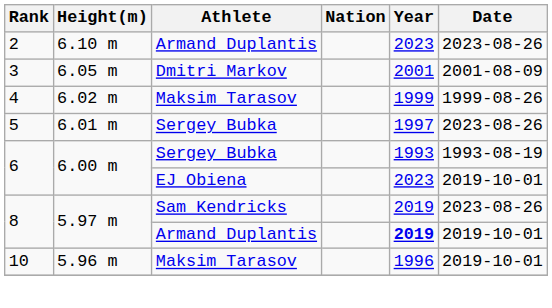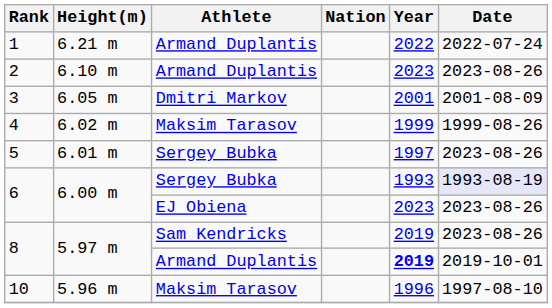+ row: (14, 46)
(492, 154) no background -> (492, 181) lavender background
(492, 181) 2019-10-01 -> (492, 208) 2023-08-26
(492, 263) 2019-10-01 -> (492, 290) 1997-08-10
